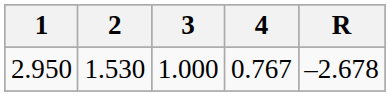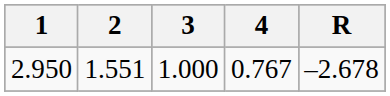(115, 68) 1.530 -> (115, 68) 1.551
